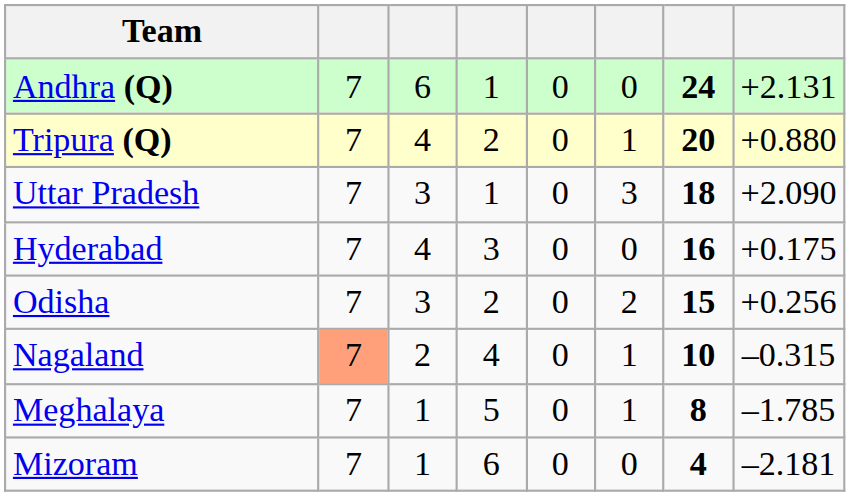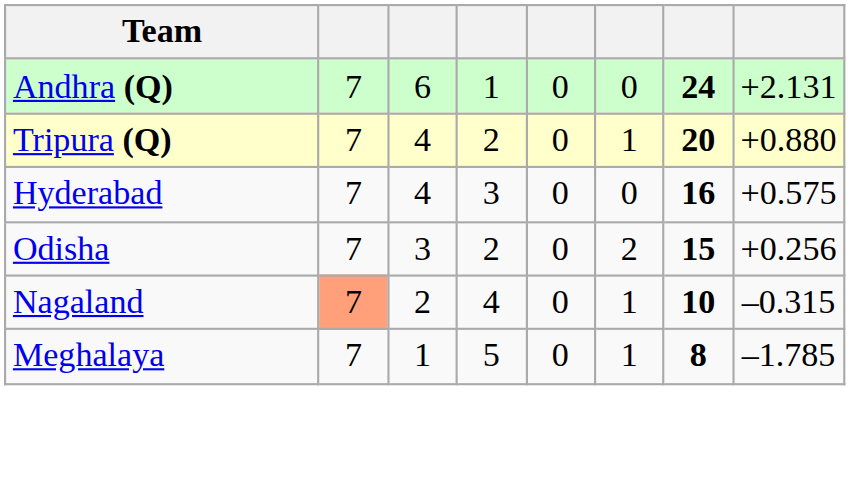- row: (106, 193)
(789, 247) +0.175 -> (789, 193) +0.575
- row: (75, 463)
